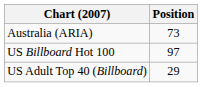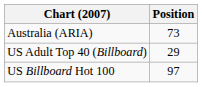rows swapped: (61, 52) <-> (77, 71)
